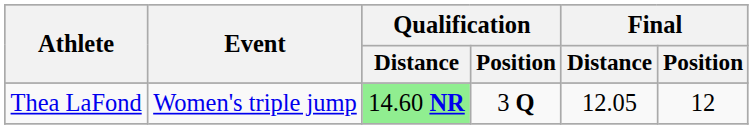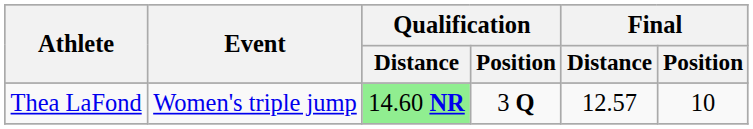(610, 103) 12.05 -> (610, 103) 12.57
(703, 103) 12 -> (703, 103) 10
